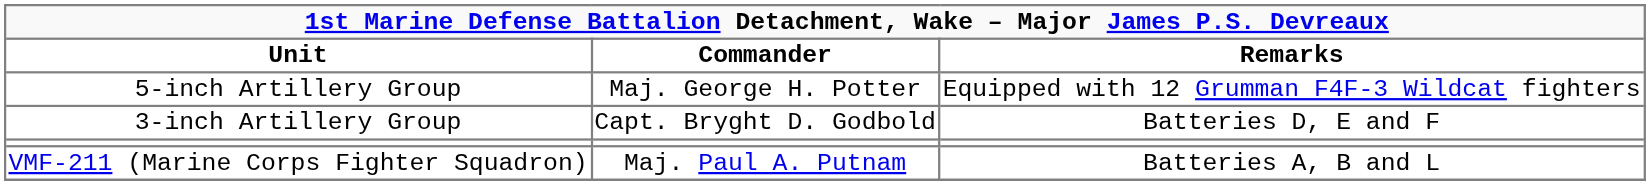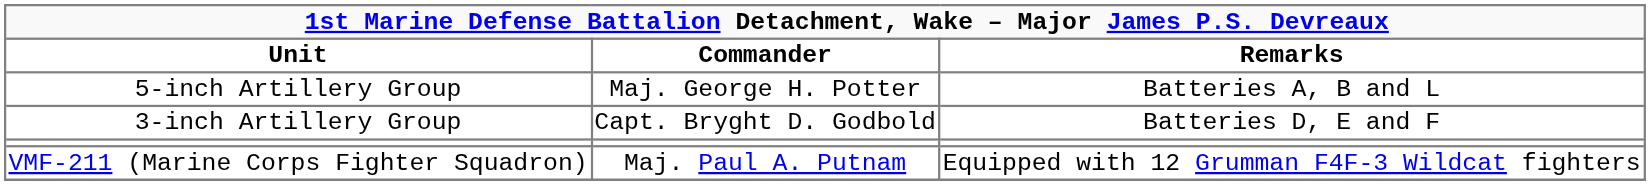(1292, 89) Equipped with 12 Grumman F4F-3 Wildcat fighters -> (1292, 89) Batteries A, B and L
(1292, 163) Batteries A, B and L -> (1292, 163) Equipped with 12 Grumman F4F-3 Wildcat fighters
